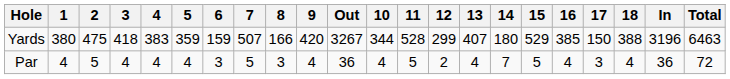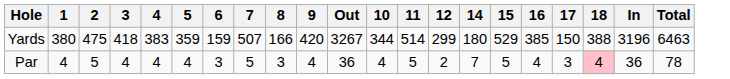- column: (475, 16)
(413, 39) 528 -> (413, 39) 514
(630, 62) no background -> (599, 62) pink background
(705, 62) 72 -> (674, 62) 78
